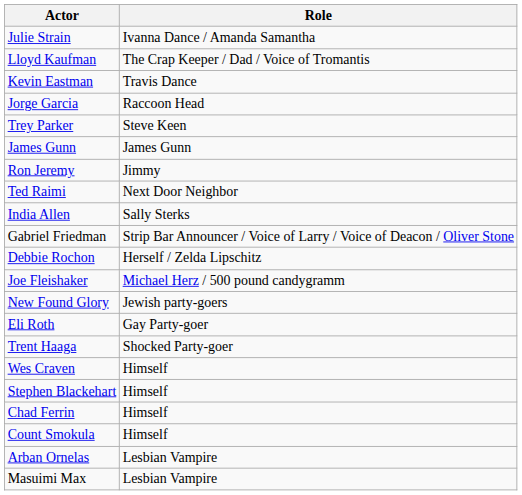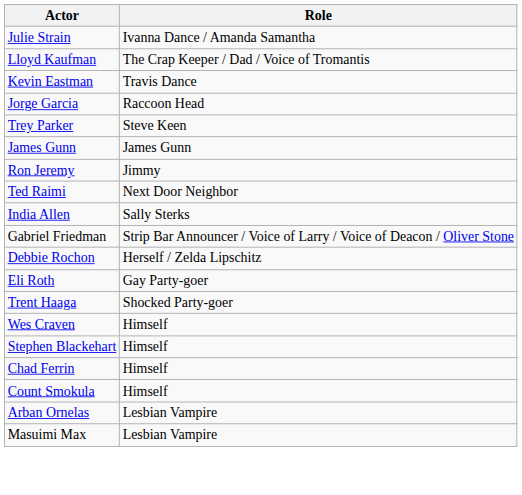- row: (48, 280)
- row: (58, 302)
